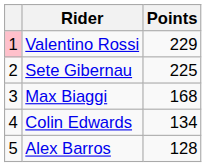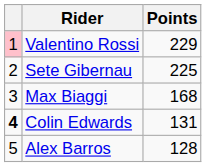(13, 123) normal -> (13, 123) bold
(184, 123) 134 -> (184, 123) 131
